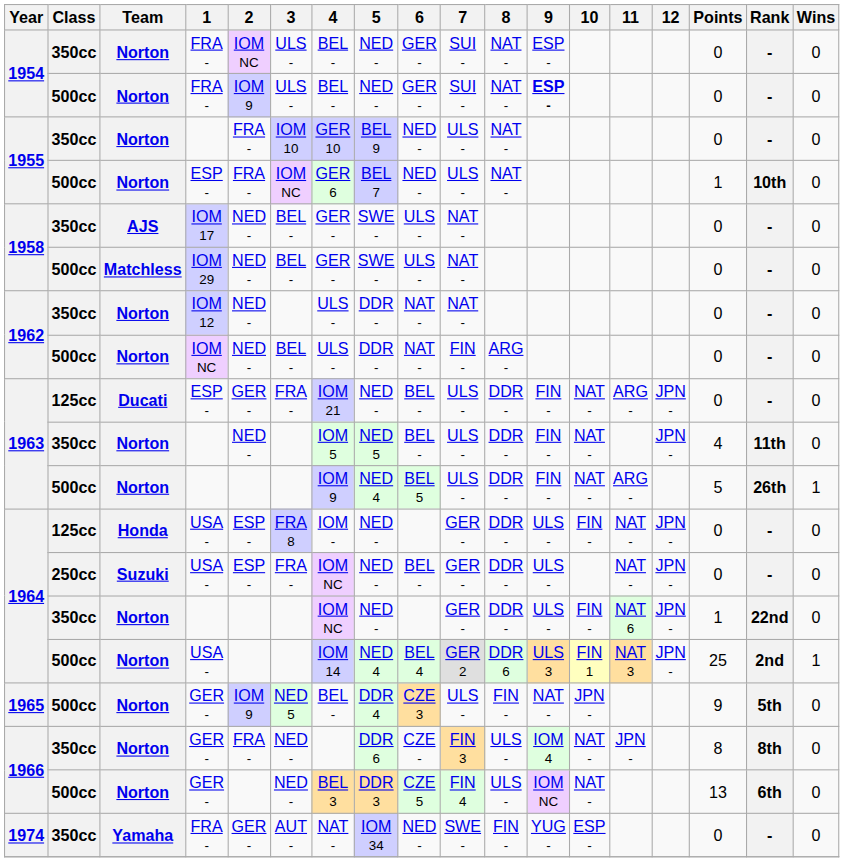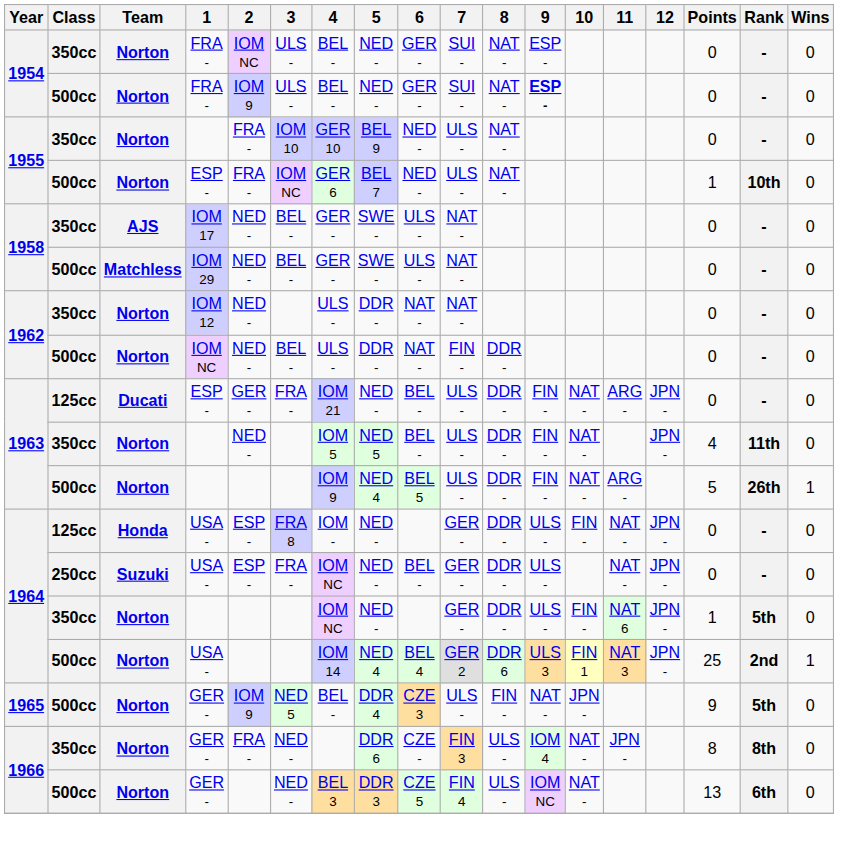(506, 357) ARG - -> (504, 357) DDR -
(770, 618) 22nd -> (764, 618) 5th
- row: (26, 835)
